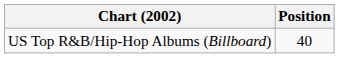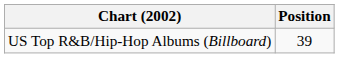(304, 40) 40 -> (304, 40) 39
